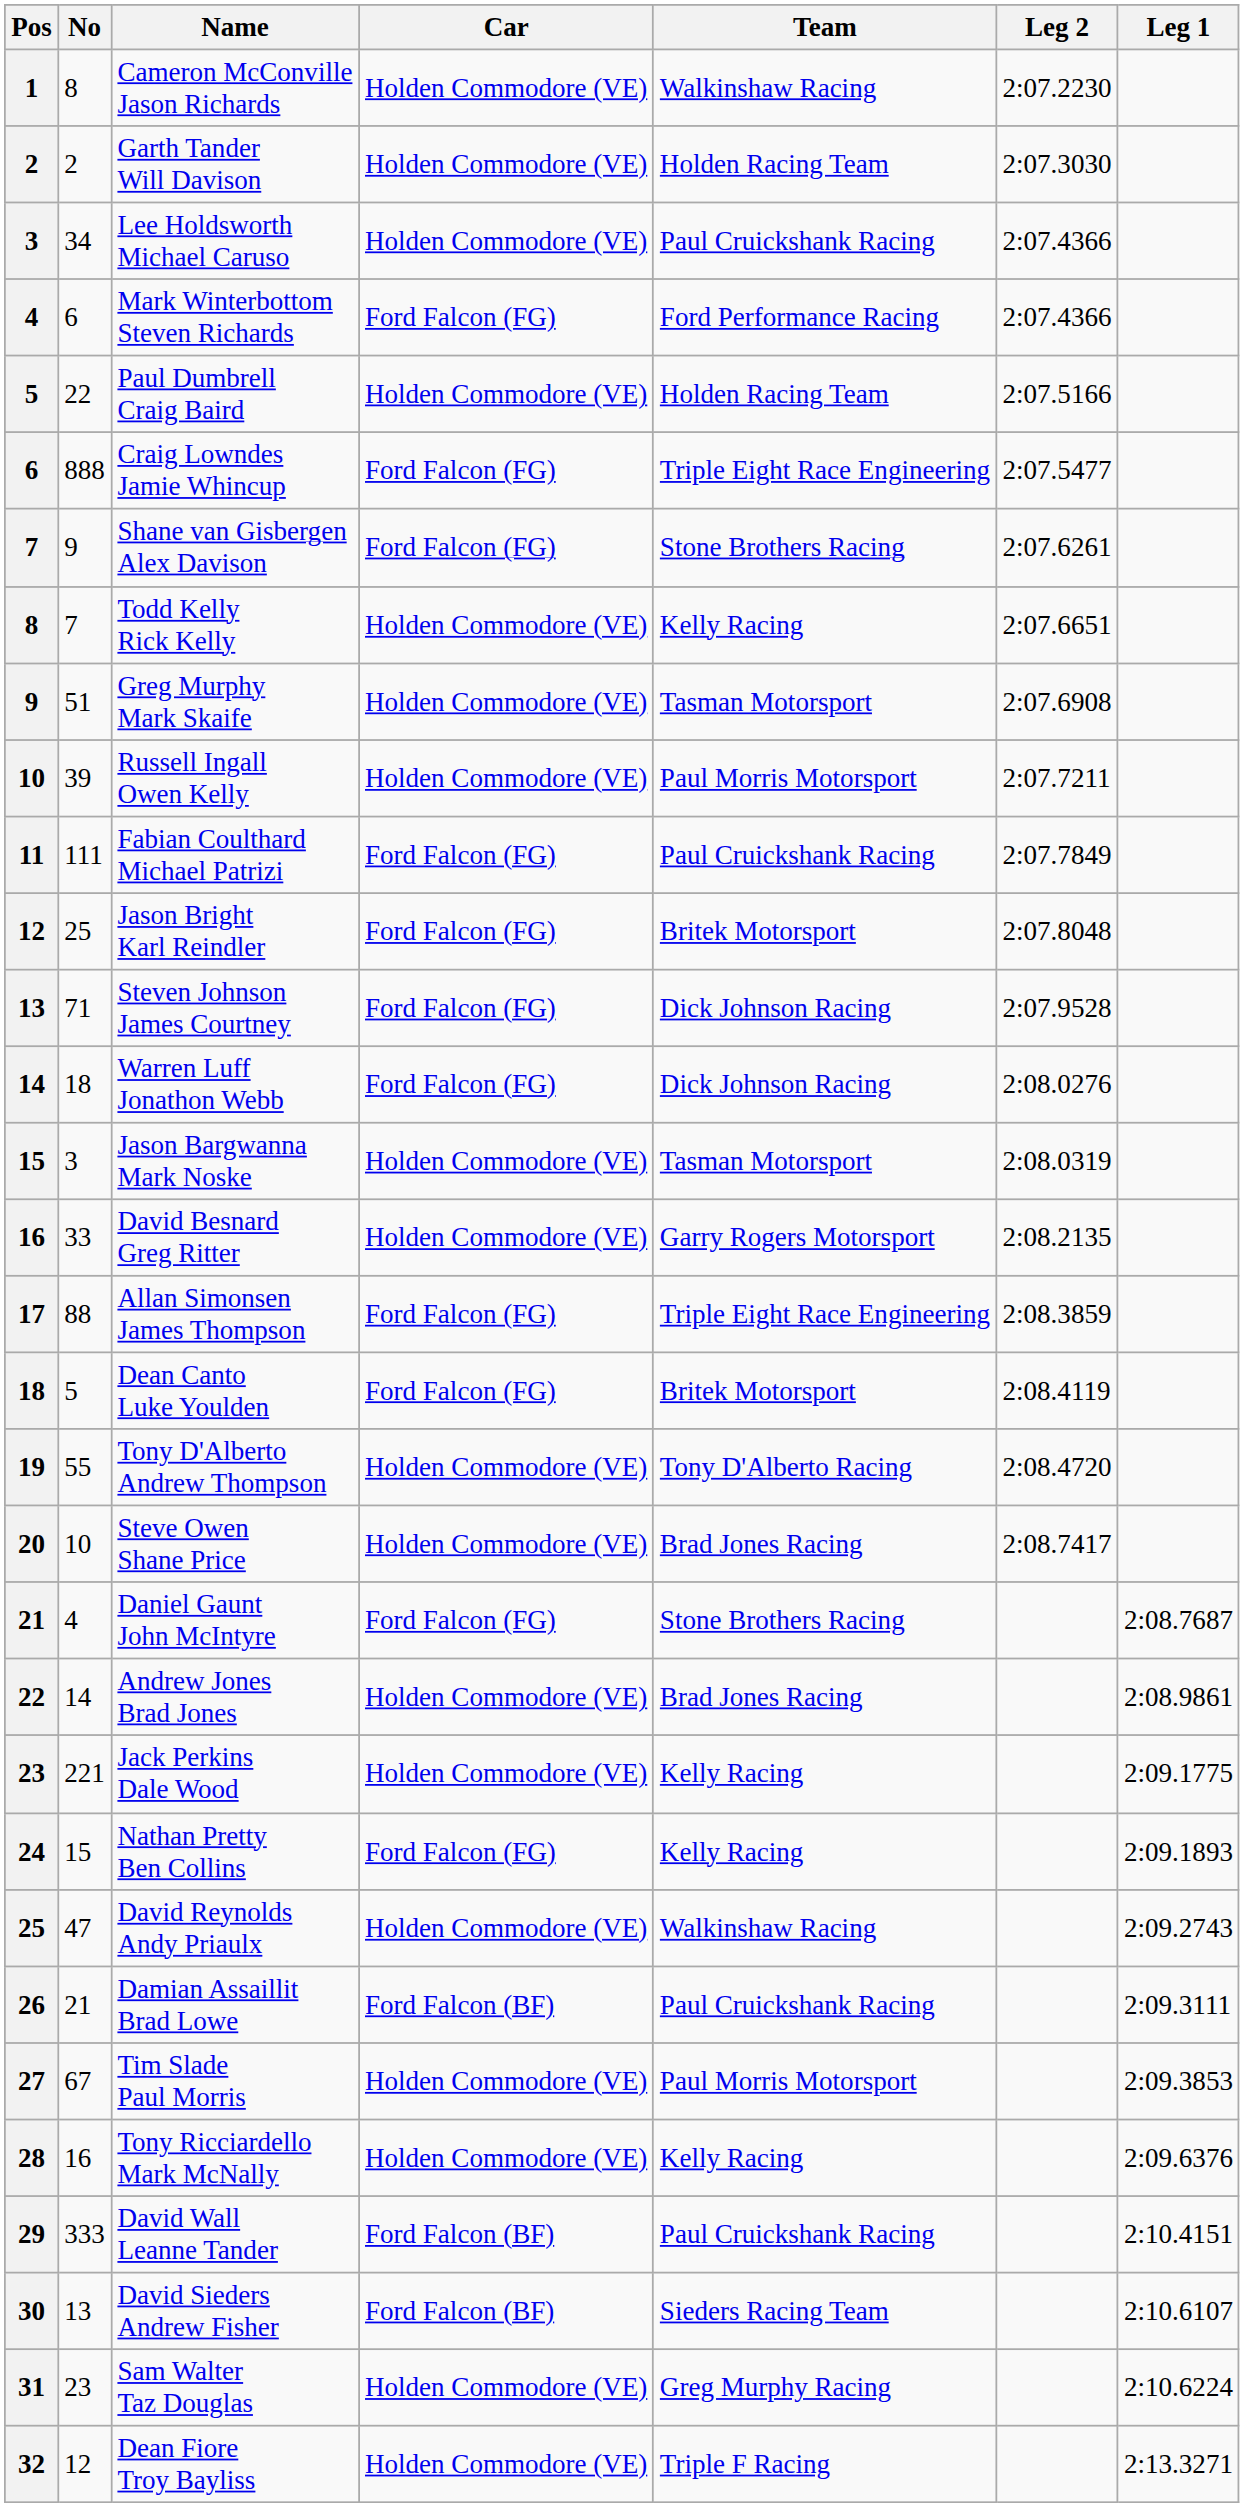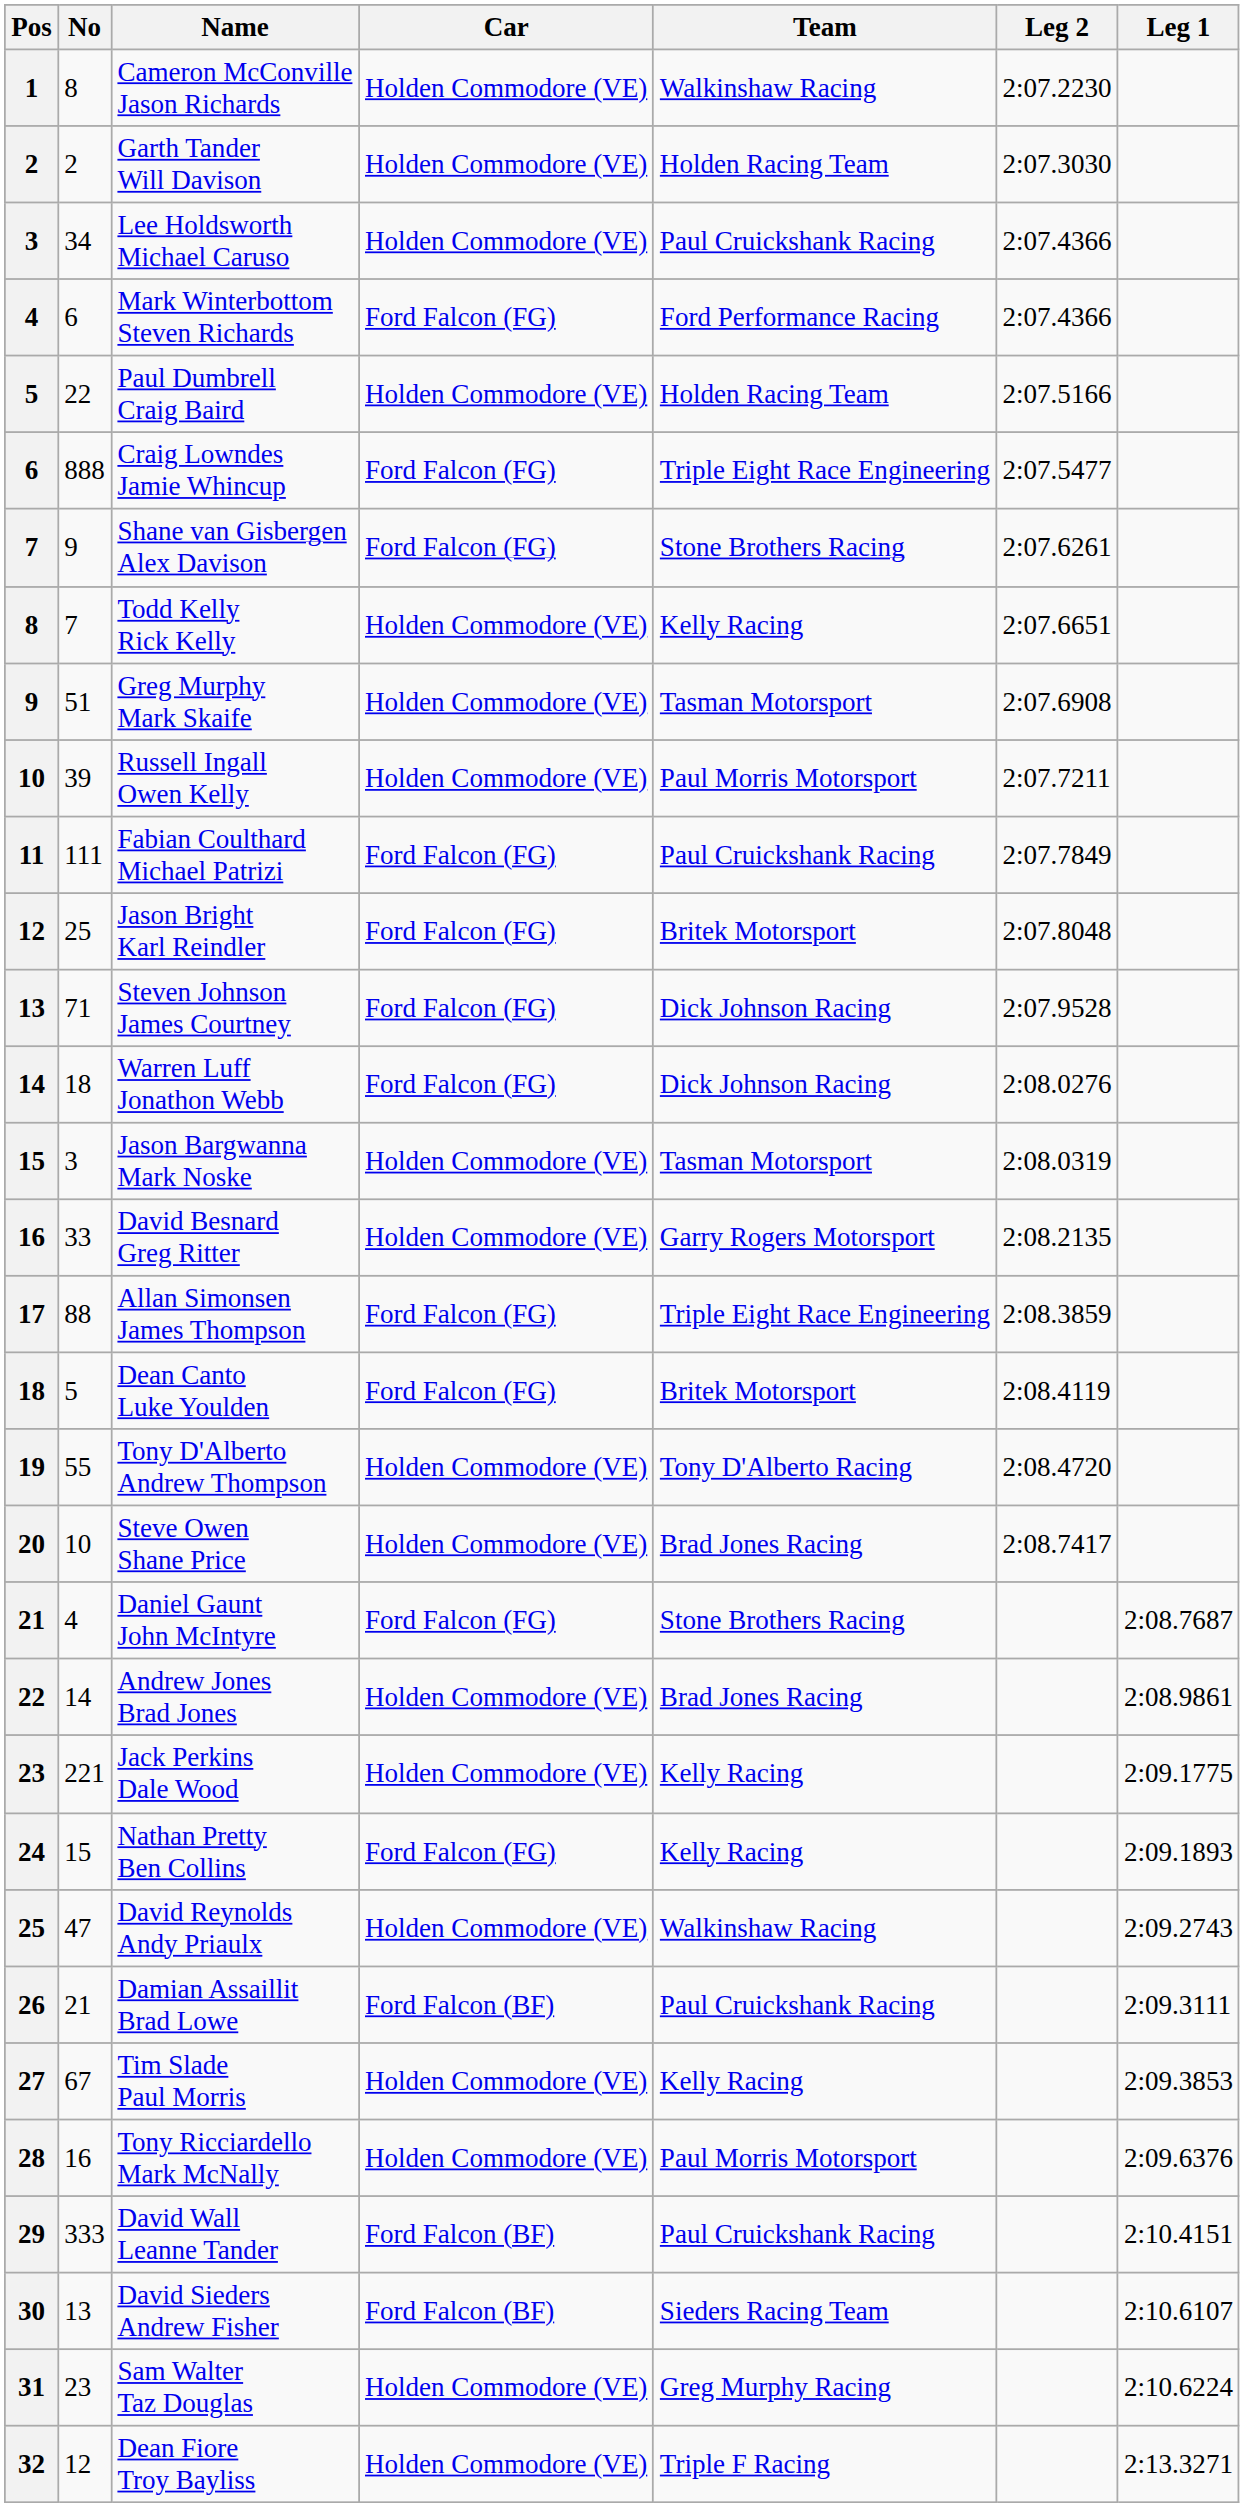(788, 2080) Paul Morris Motorsport -> (732, 2080) Kelly Racing
(732, 2157) Kelly Racing -> (788, 2157) Paul Morris Motorsport
